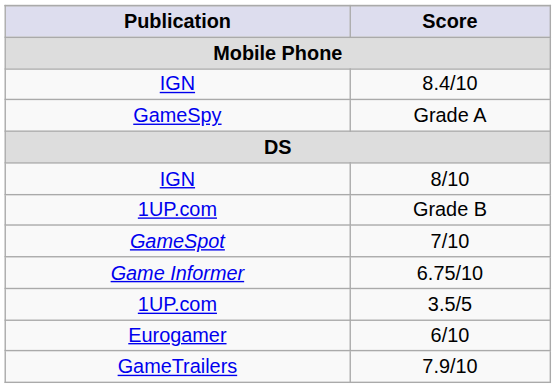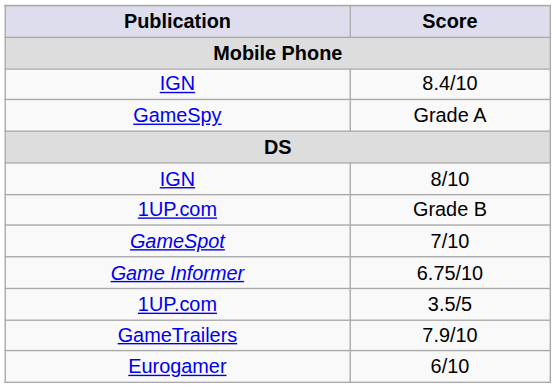rows swapped: (450, 335) <-> (450, 367)
